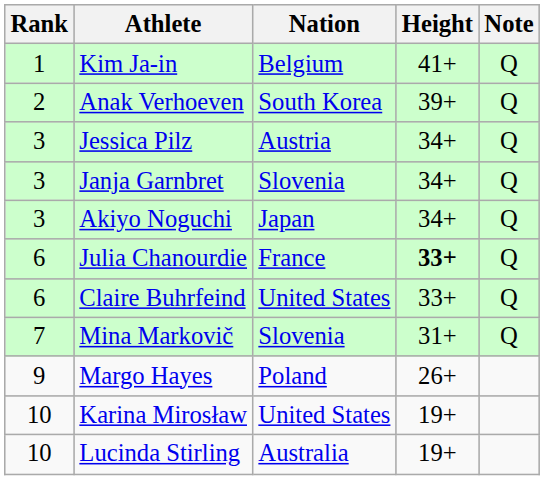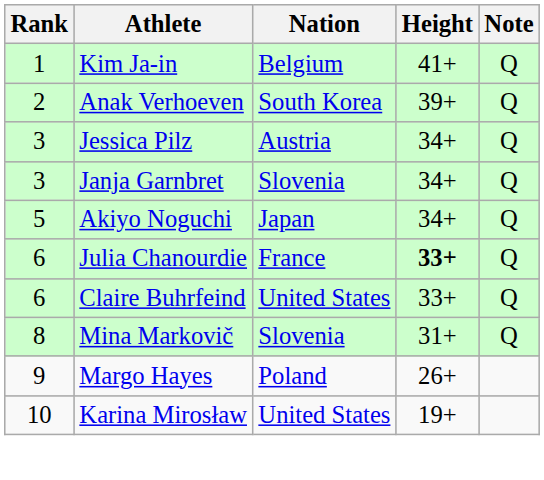(39, 219) 3 -> (39, 219) 5
(39, 336) 7 -> (39, 336) 8
- row: (160, 453)
